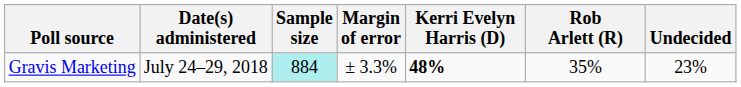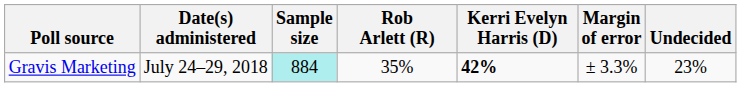columns swapped: (371, 28) <-> (585, 28)
(427, 67) 48% -> (479, 67) 42%
